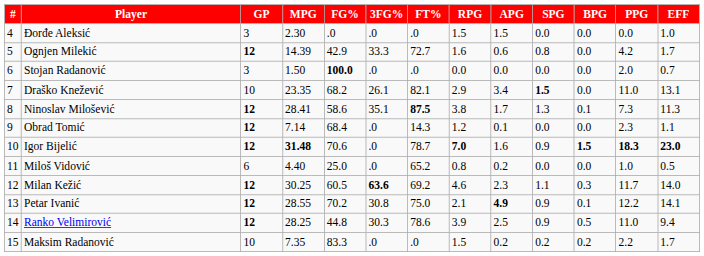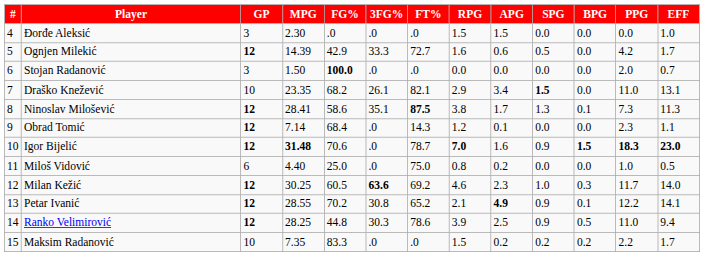(542, 52) 0.8 -> (542, 52) 0.5
(420, 166) 65.2 -> (420, 166) 75.0
(542, 185) 1.1 -> (542, 185) 1.0
(420, 204) 75.0 -> (420, 204) 65.2
